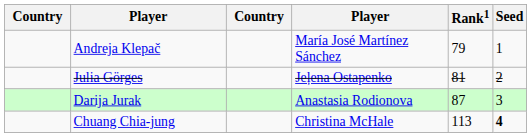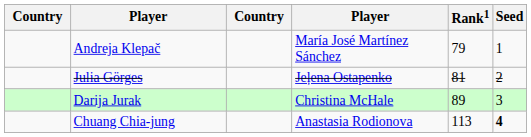(354, 100) Anastasia Rodionova -> (344, 100) Christina McHale
(458, 100) 87 -> (458, 100) 89
(344, 121) Christina McHale -> (354, 121) Anastasia Rodionova
